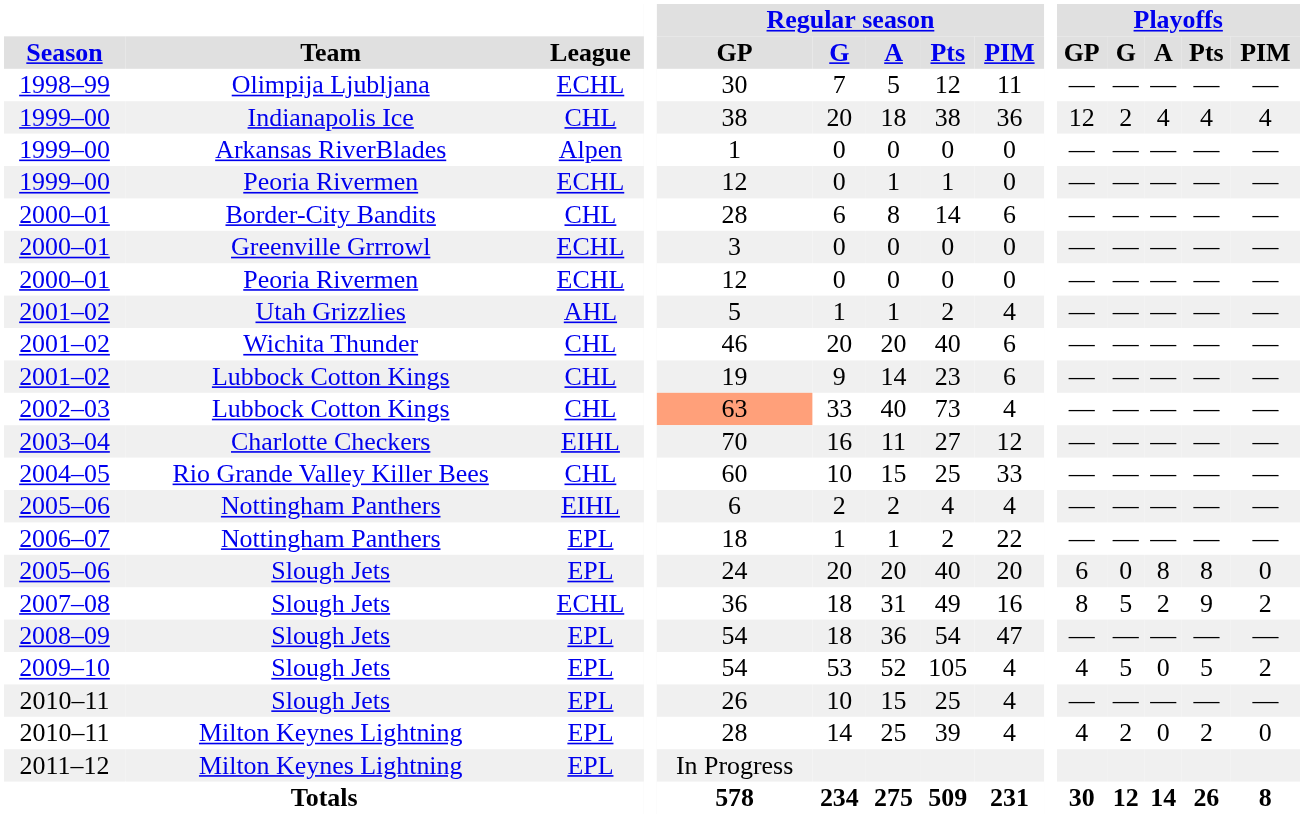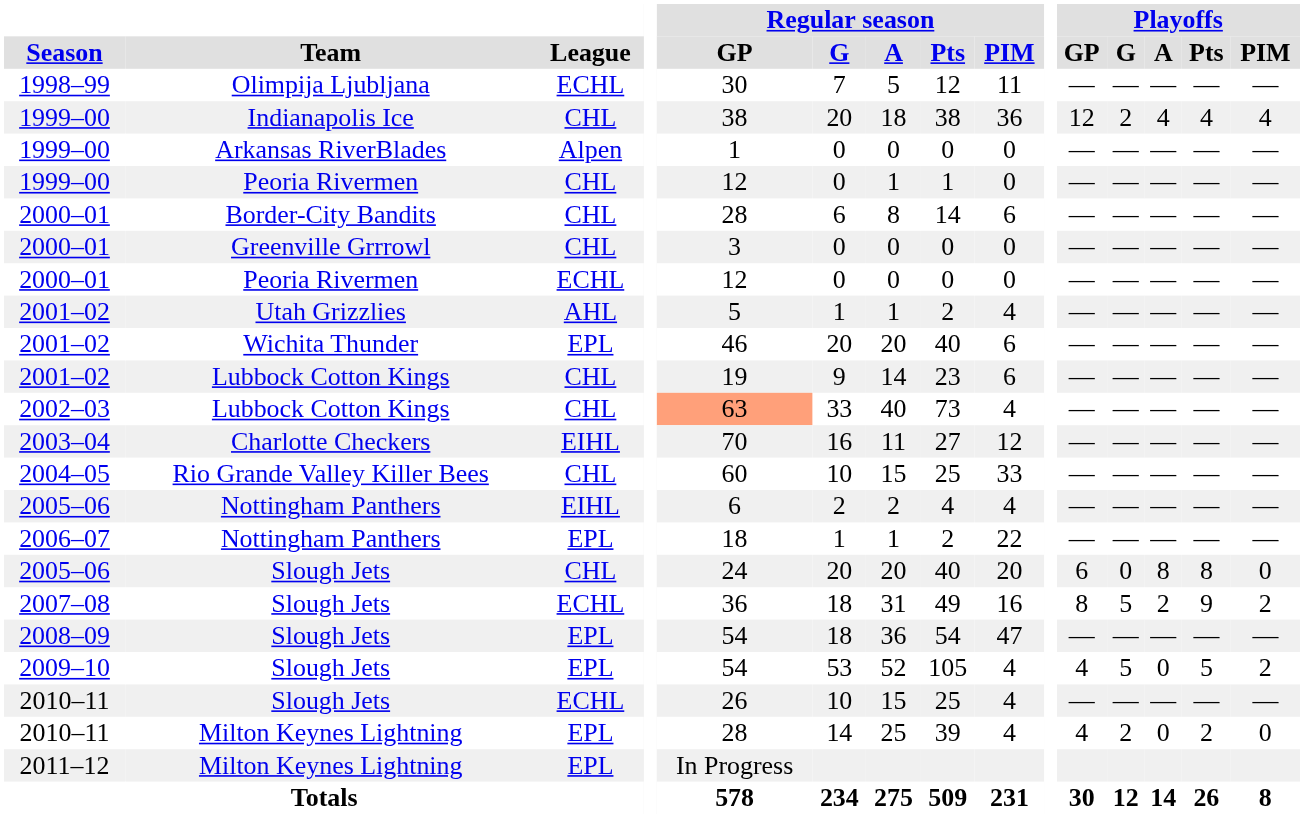(590, 181) ECHL -> (590, 181) CHL
(590, 246) ECHL -> (590, 246) CHL
(590, 343) CHL -> (590, 343) EPL
(590, 570) EPL -> (590, 570) CHL
(590, 700) EPL -> (590, 700) ECHL
